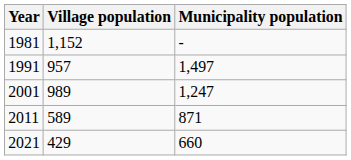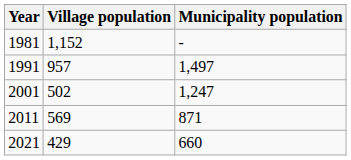(59, 92) 989 -> (59, 92) 502
(59, 117) 589 -> (59, 117) 569
